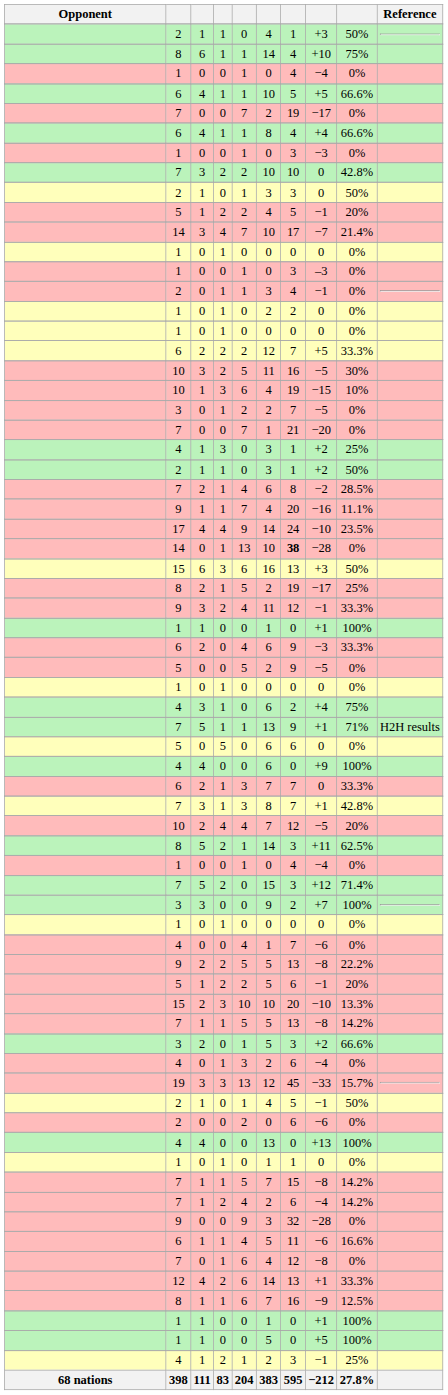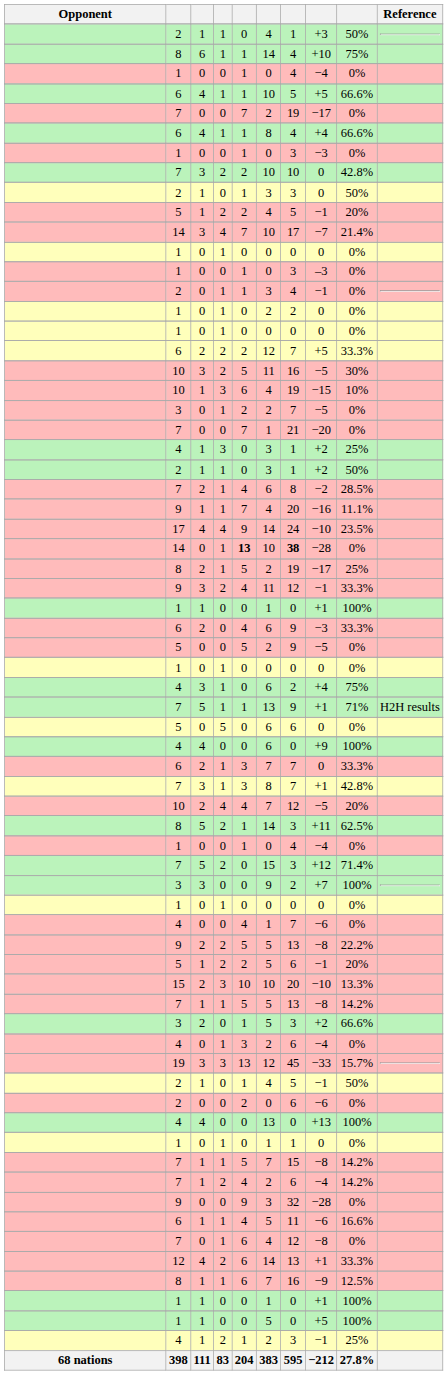(244, 548) normal -> (244, 548) bold
- row: (178, 568)
